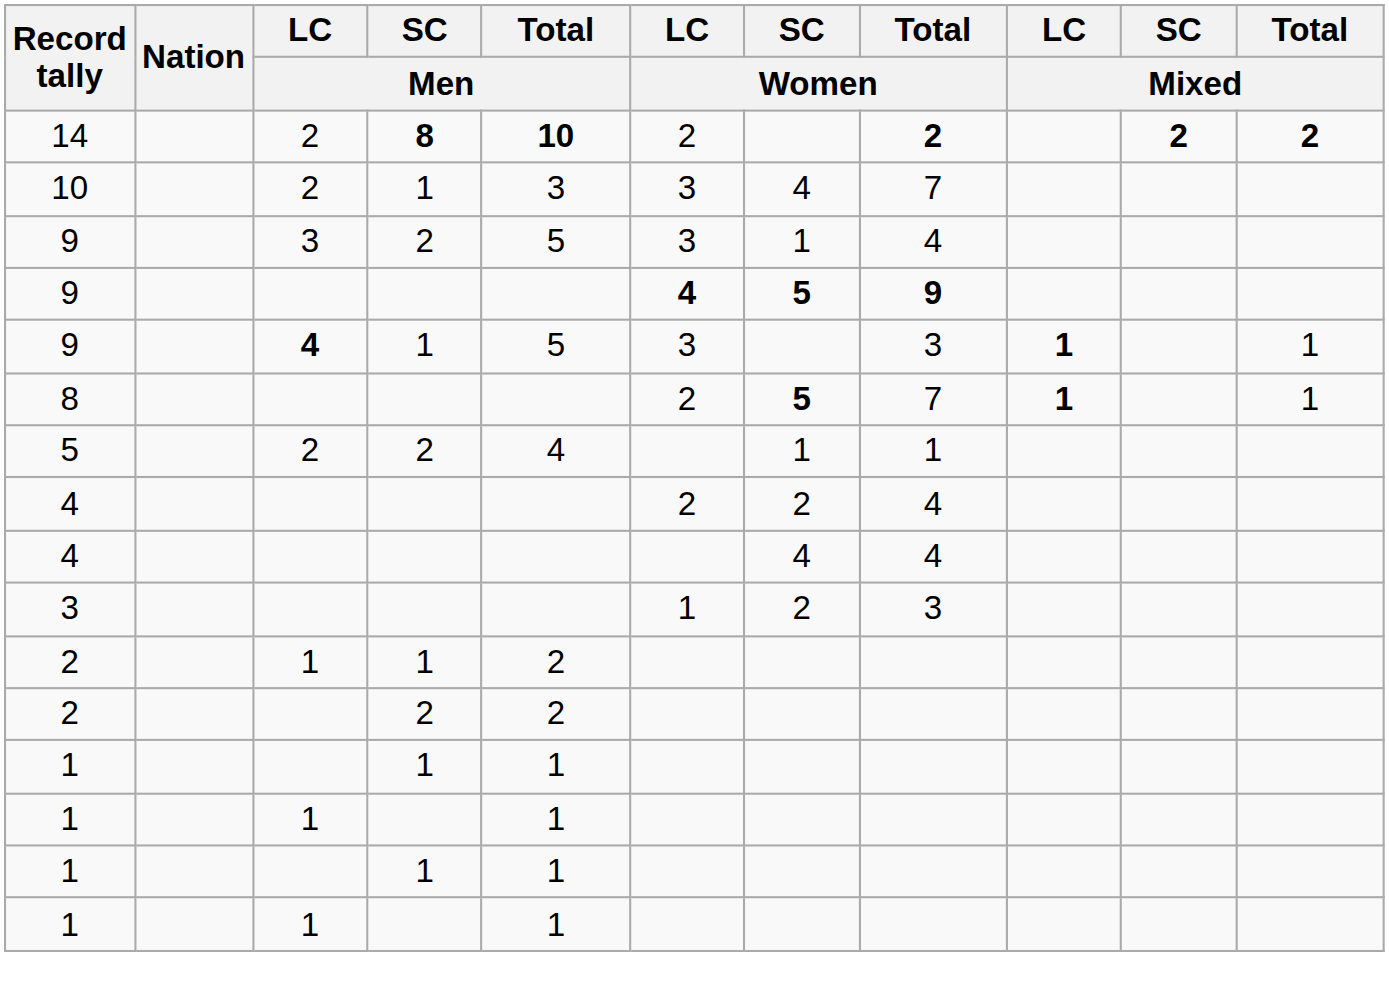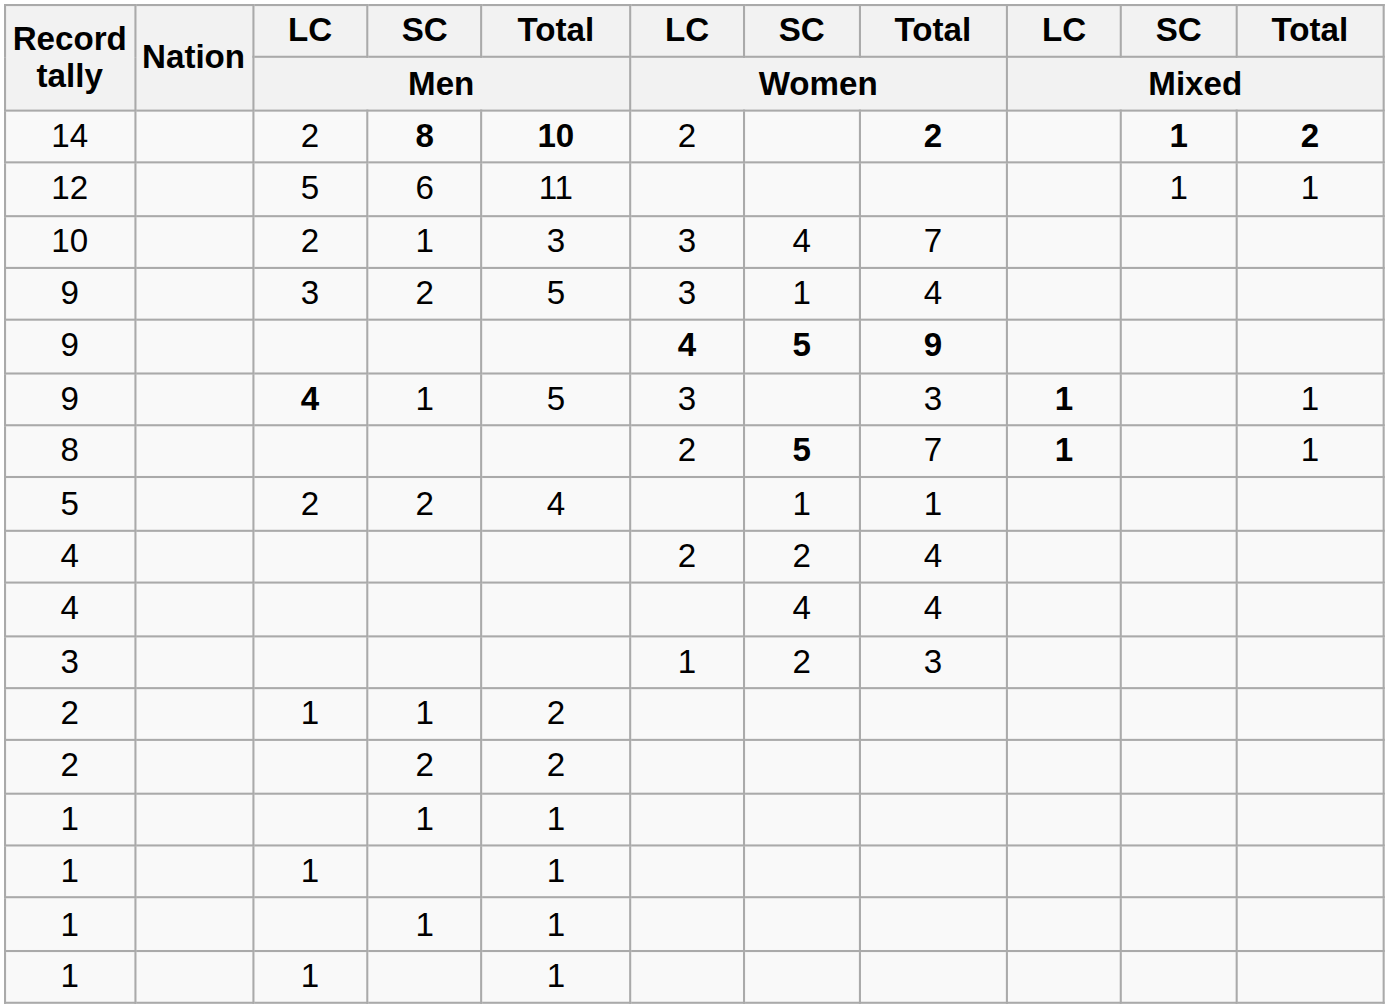(1179, 135) 2 -> (1179, 135) 1
+ row: (70, 188)
